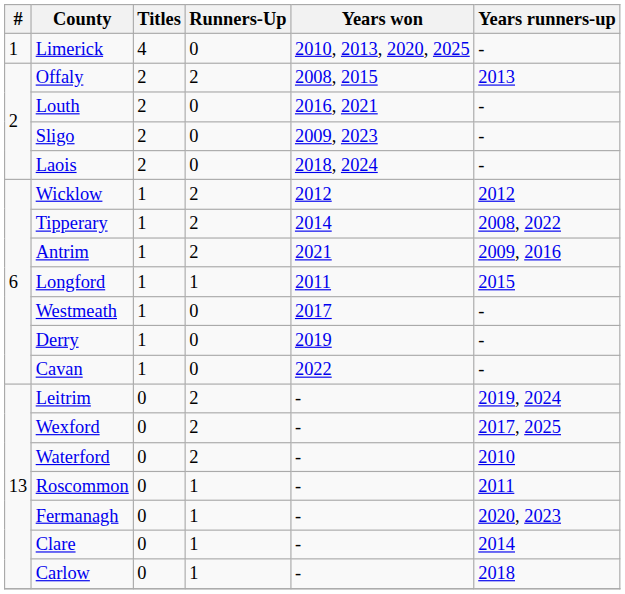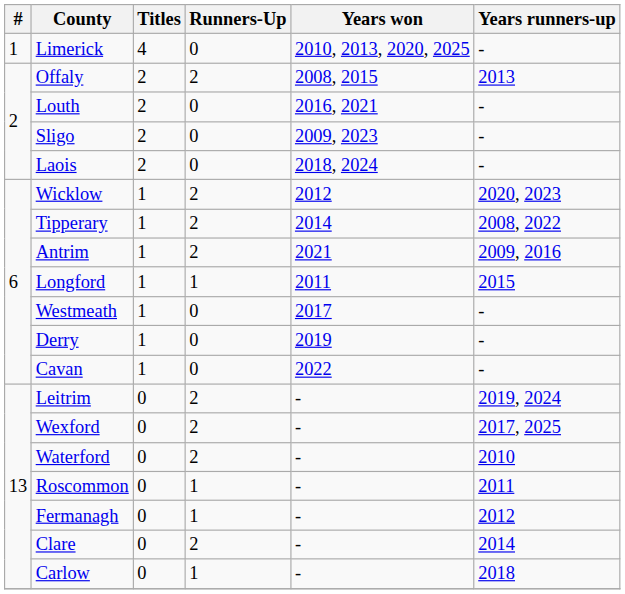(497, 194) 2012 -> (520, 194) 2020, 2023
(520, 515) 2020, 2023 -> (497, 515) 2012
(194, 544) 1 -> (194, 544) 2
